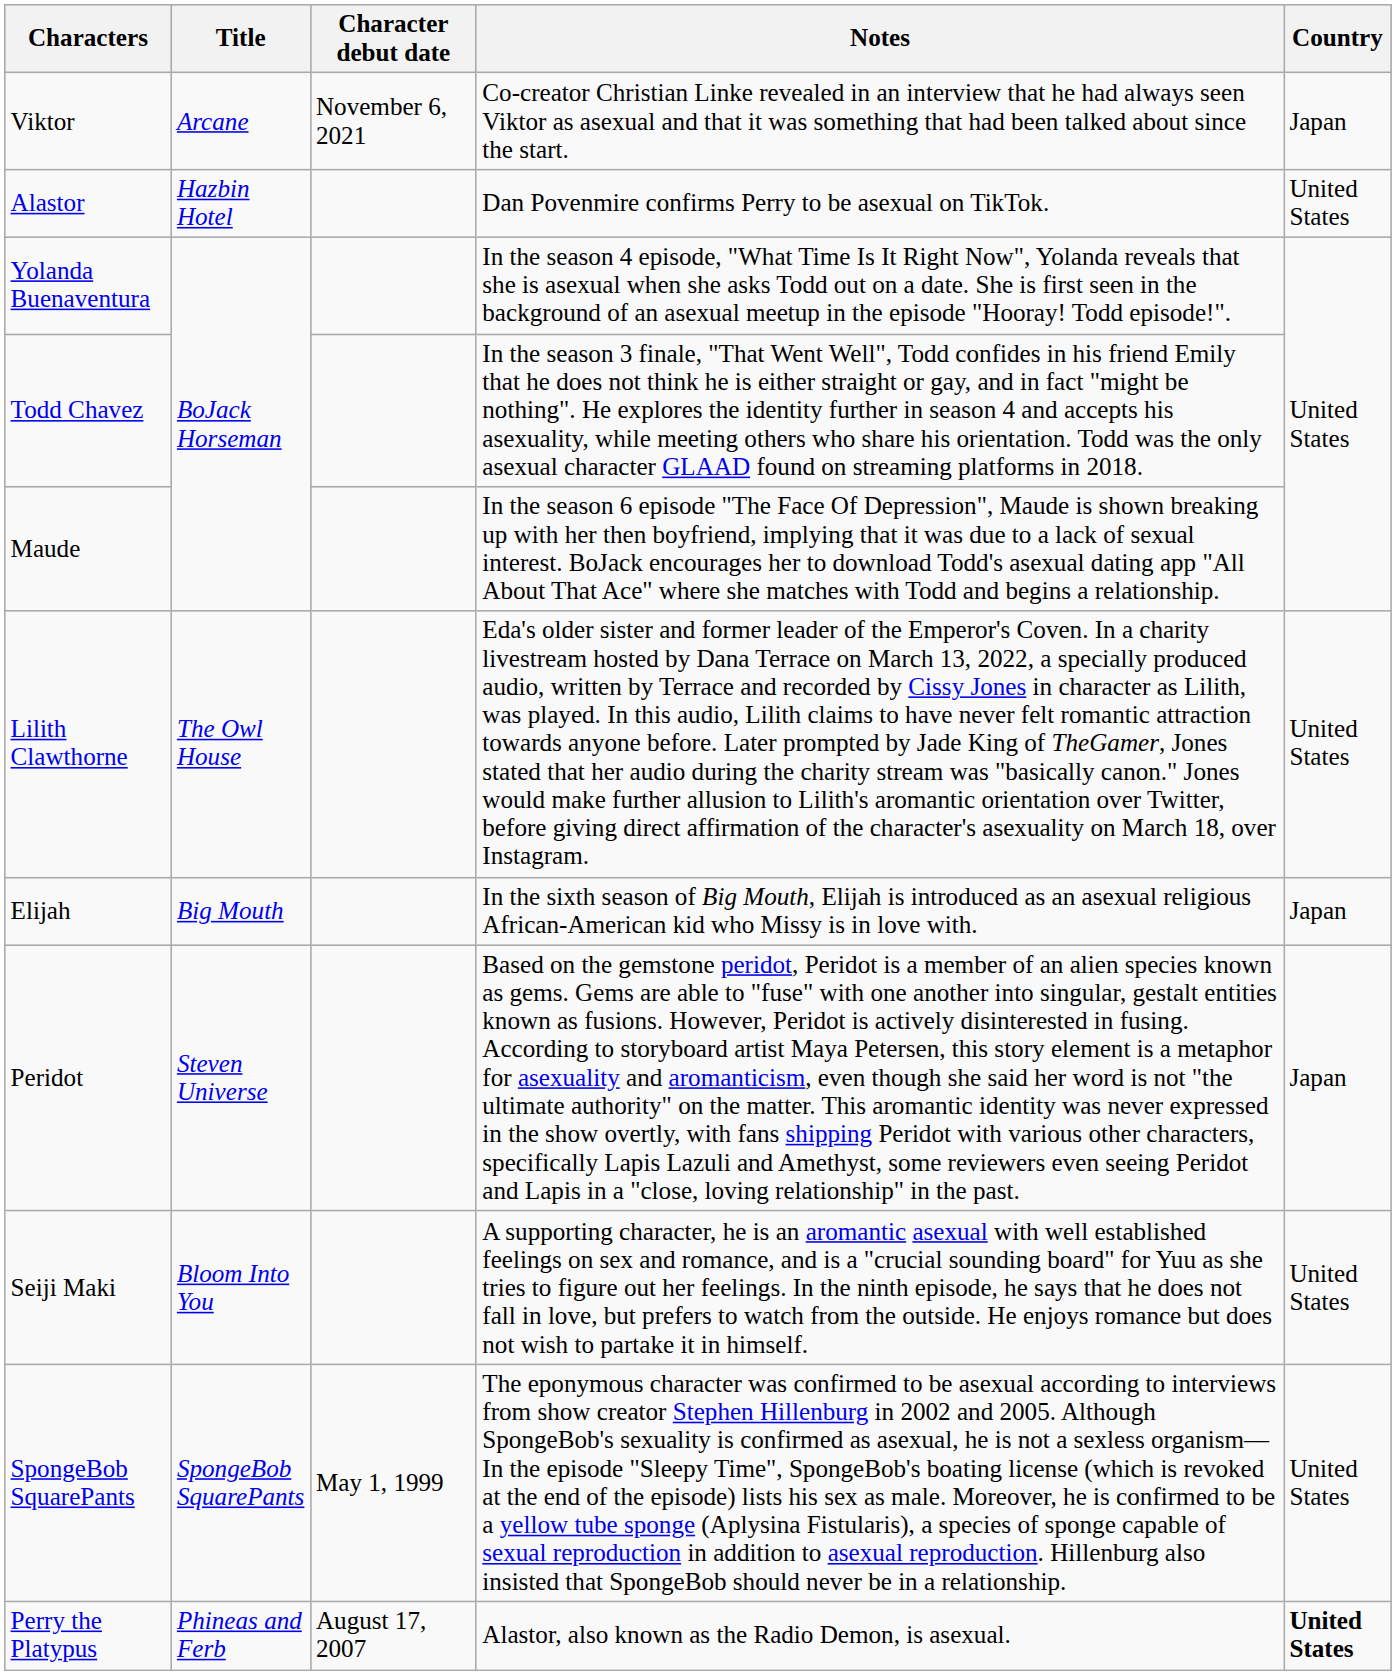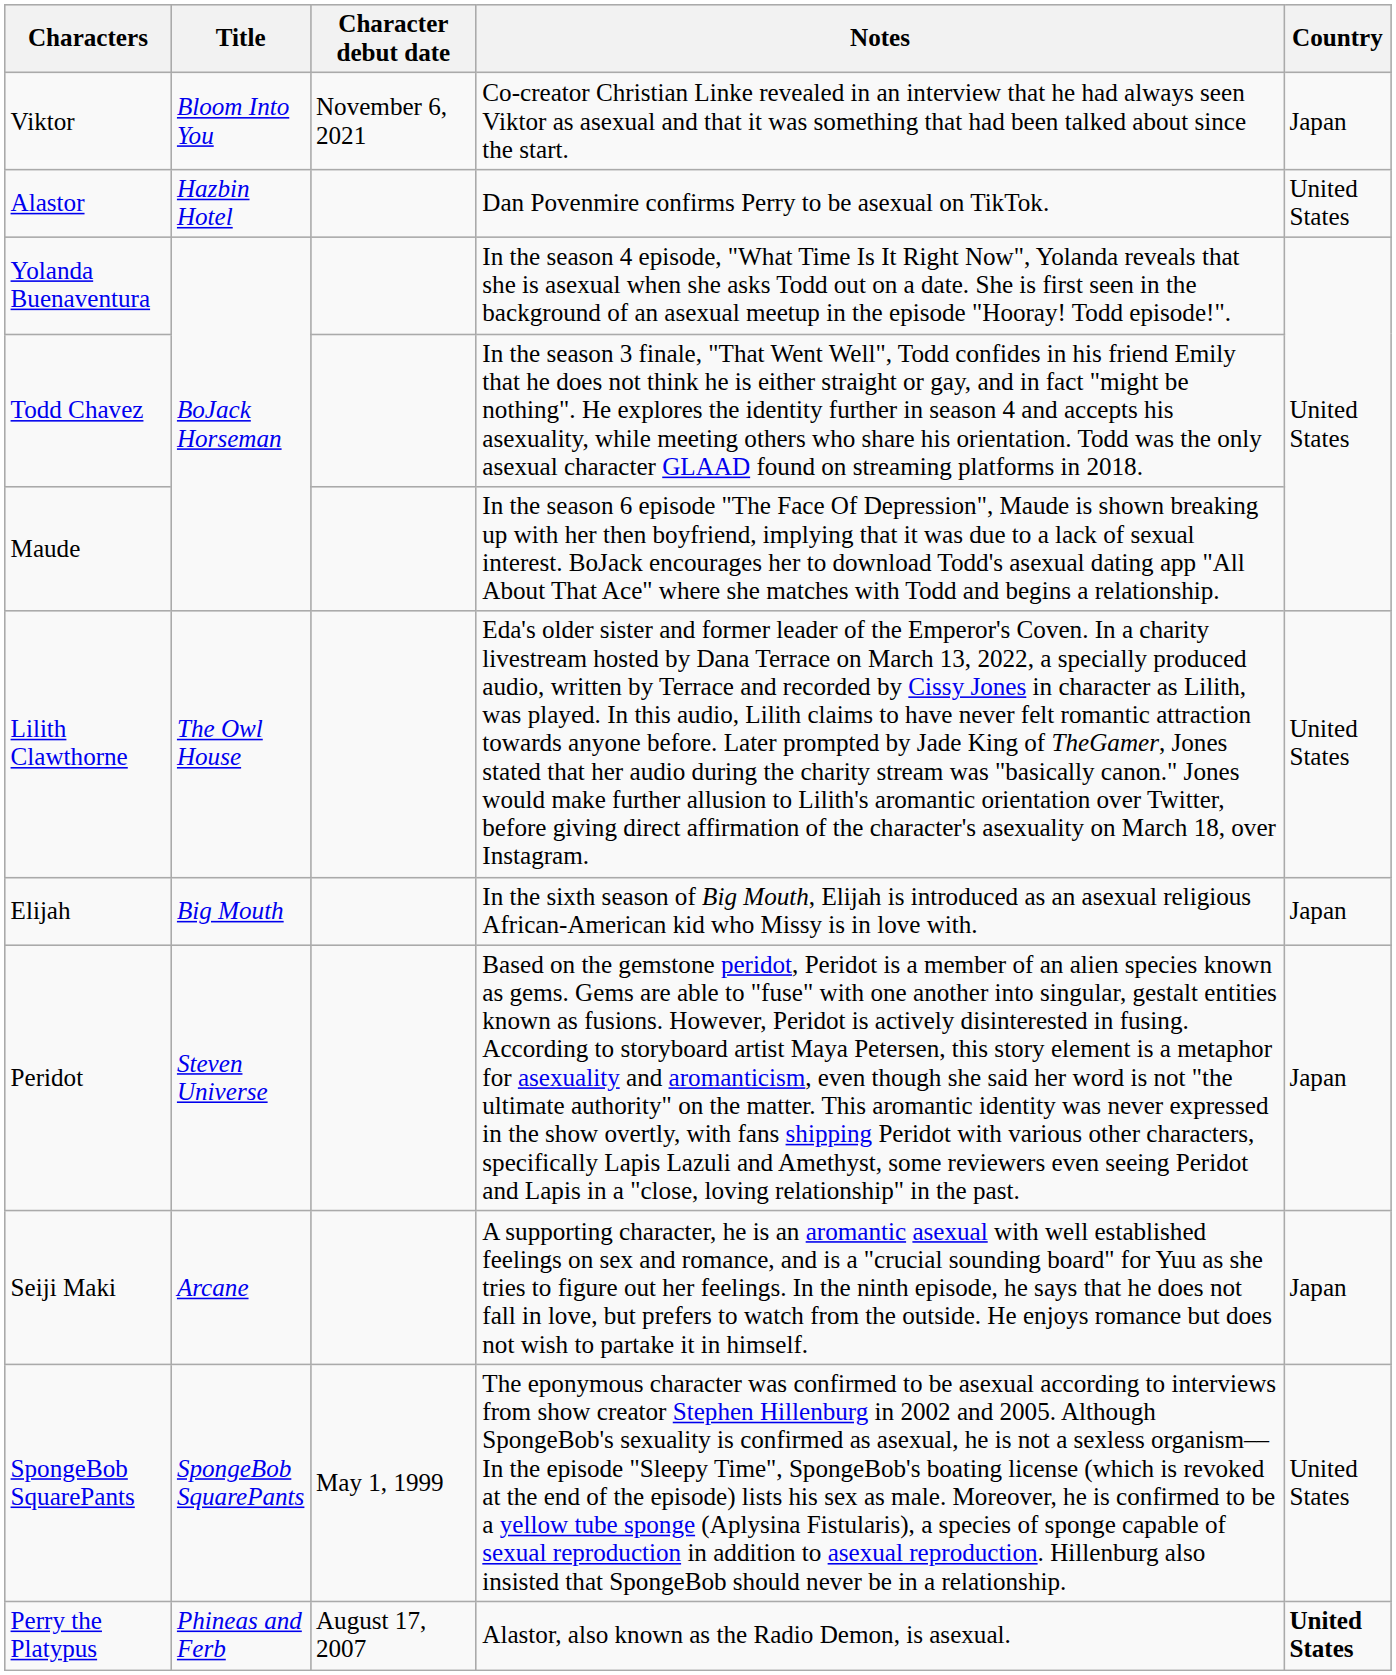(213, 120) Arcane -> (233, 120) Bloom Into You
(233, 1287) Bloom Into You -> (213, 1287) Arcane
(1324, 1287) United States -> (1318, 1287) Japan
